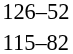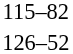rows swapped: (36, 12) <-> (36, 42)
